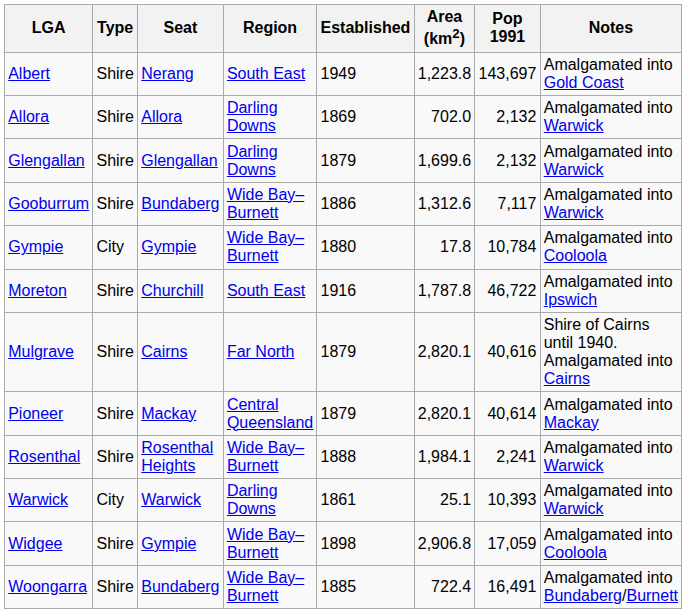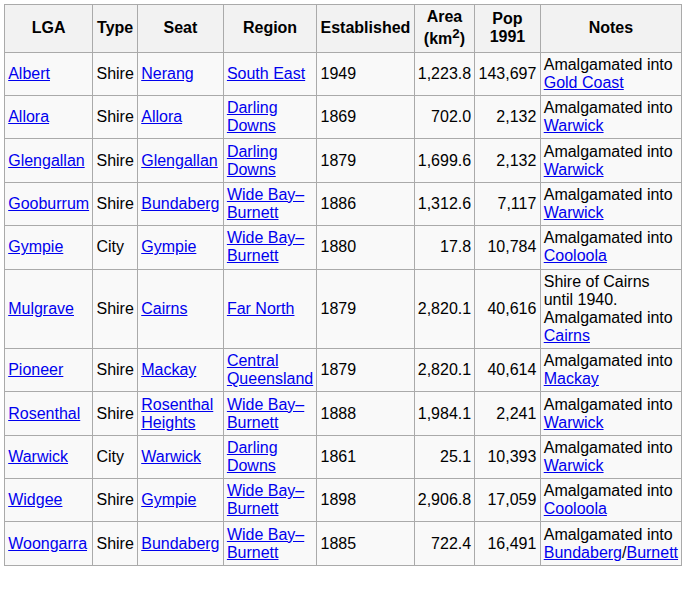- row: (38, 290)
